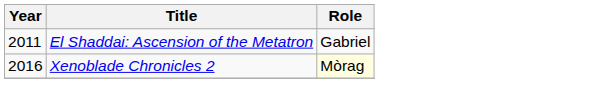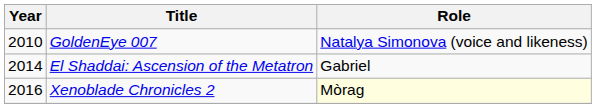+ row: (103, 41)
(25, 41) 2011 -> (25, 66) 2014
